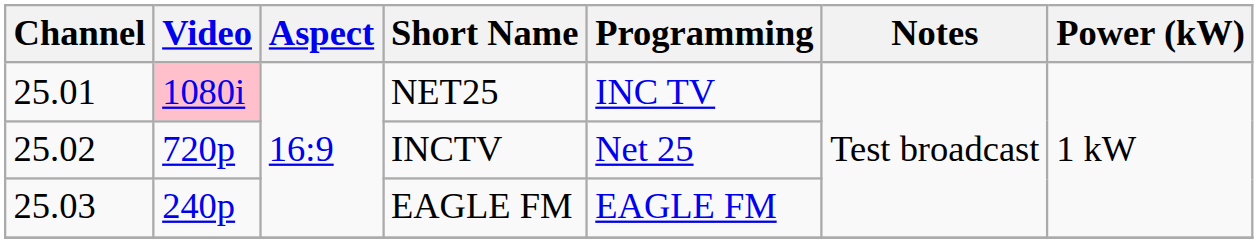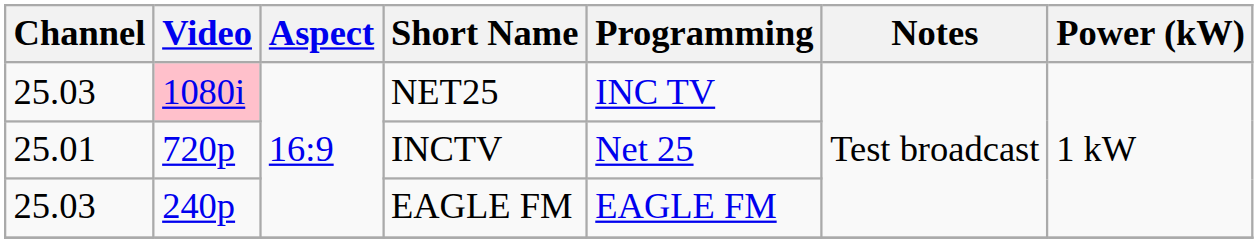(55, 91) 25.01 -> (55, 91) 25.03
(55, 149) 25.02 -> (55, 149) 25.01
